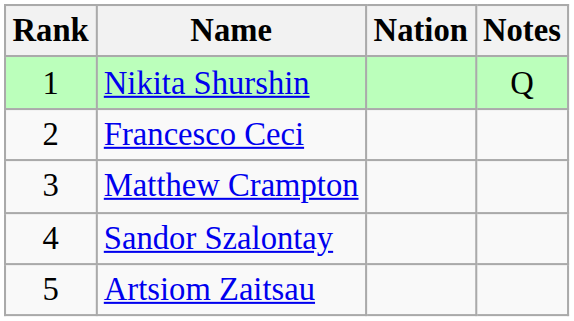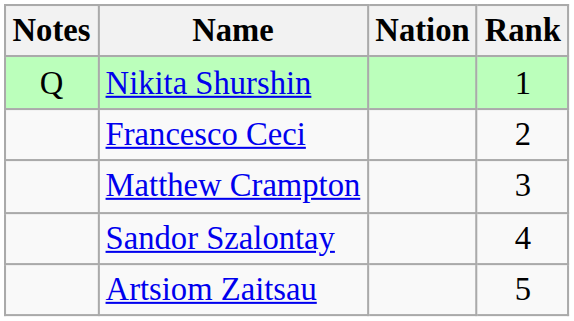columns swapped: (51, 30) <-> (522, 30)
